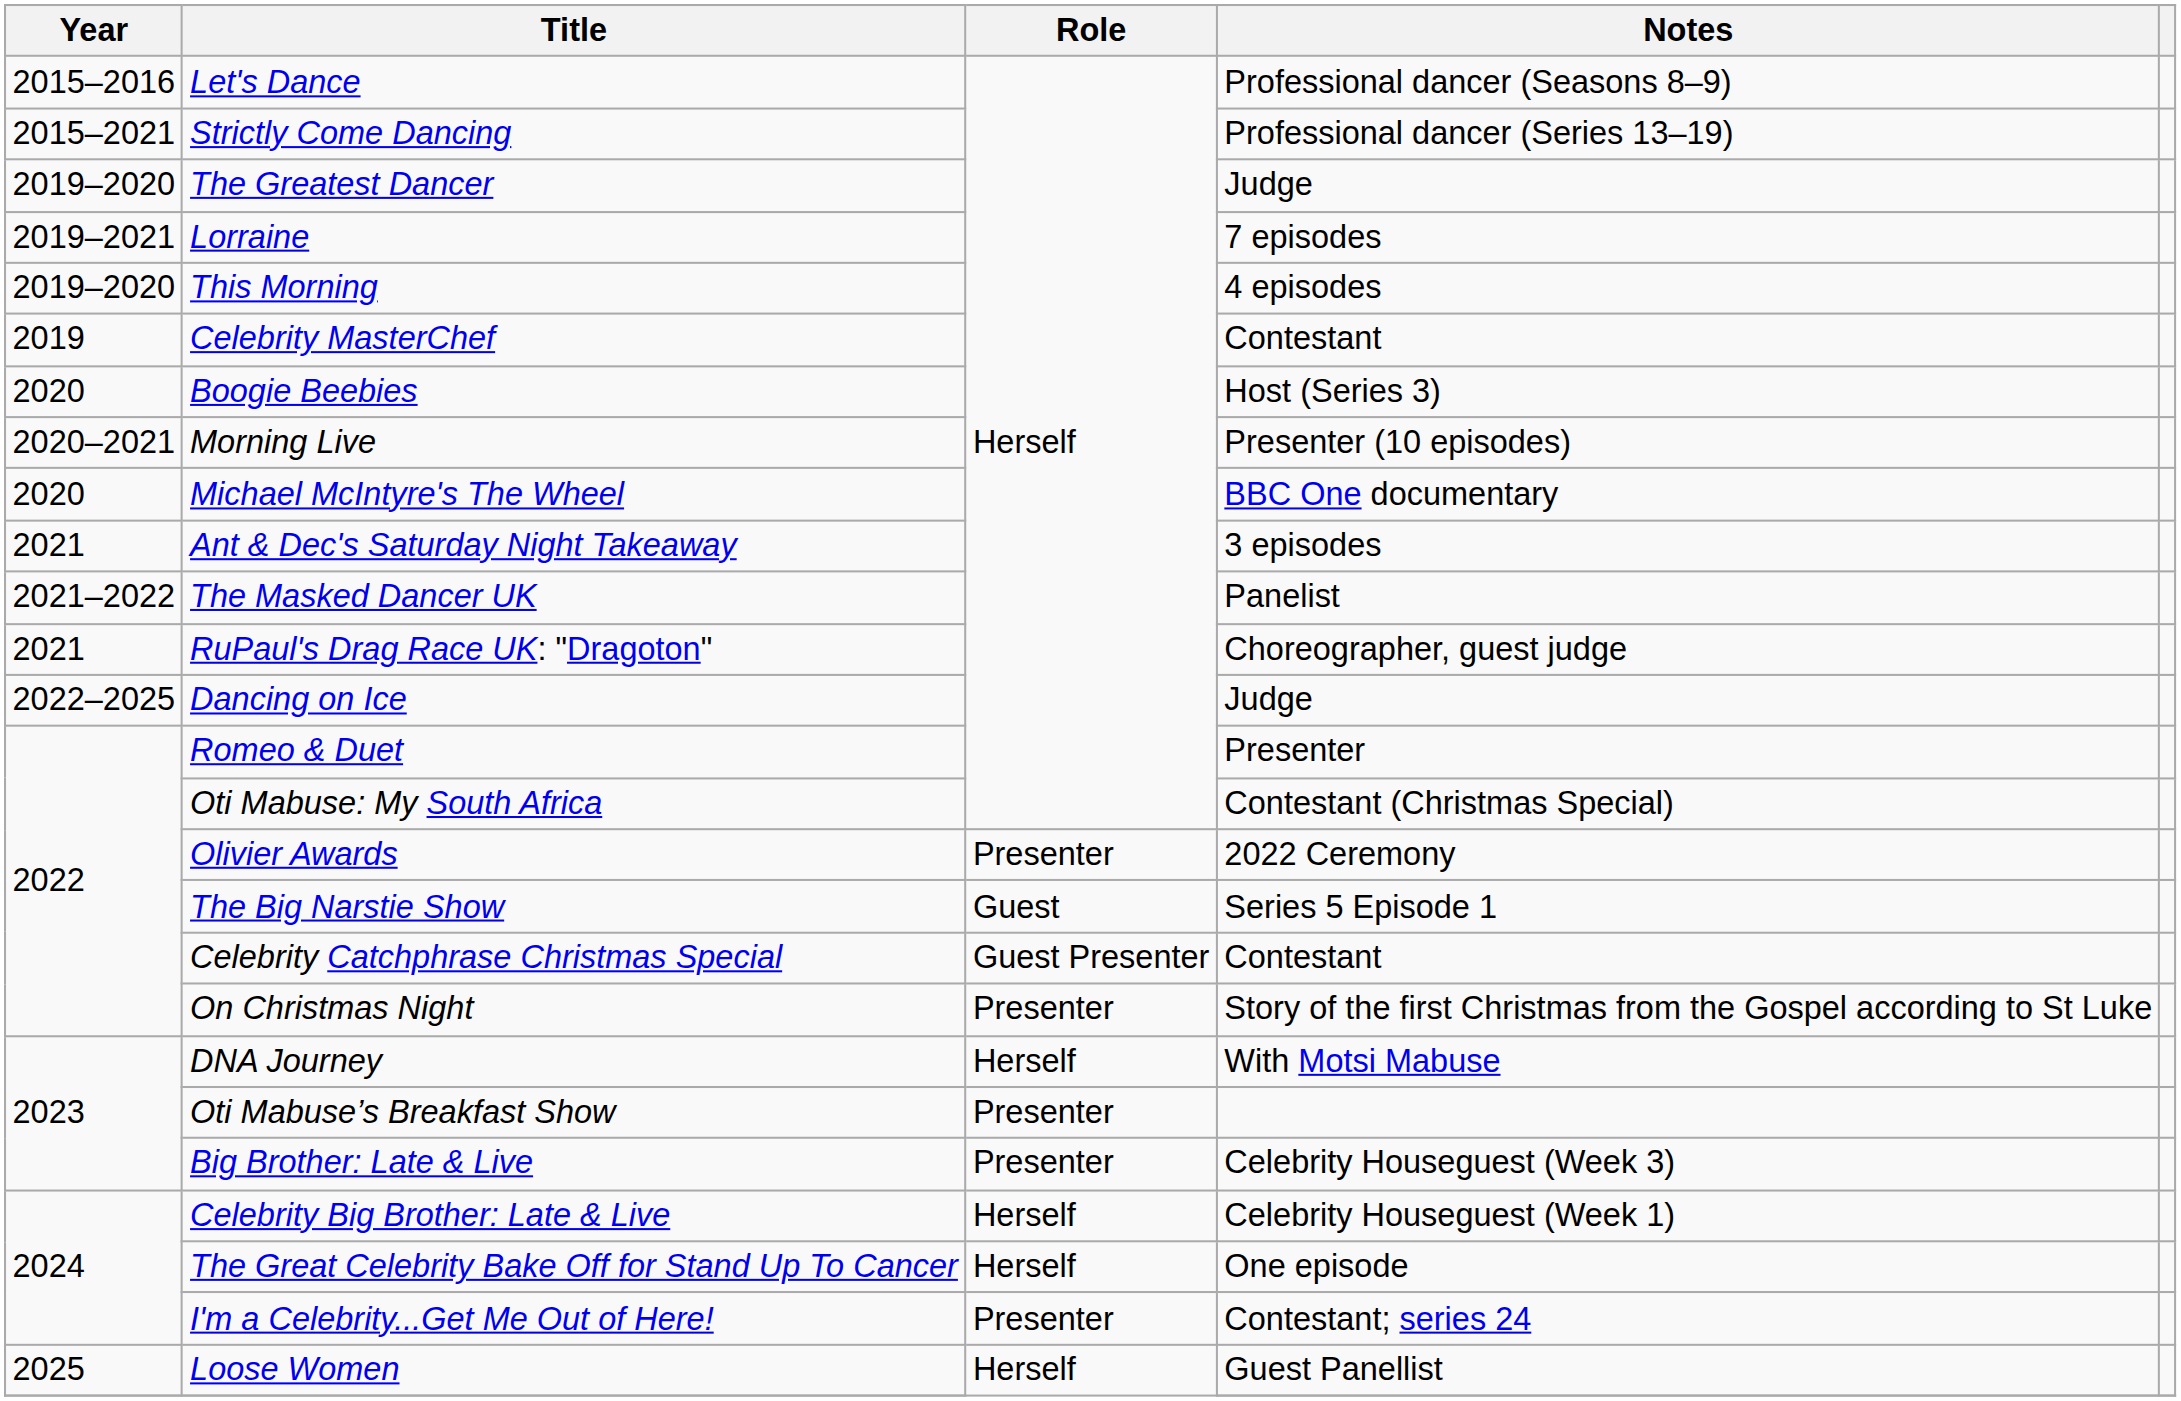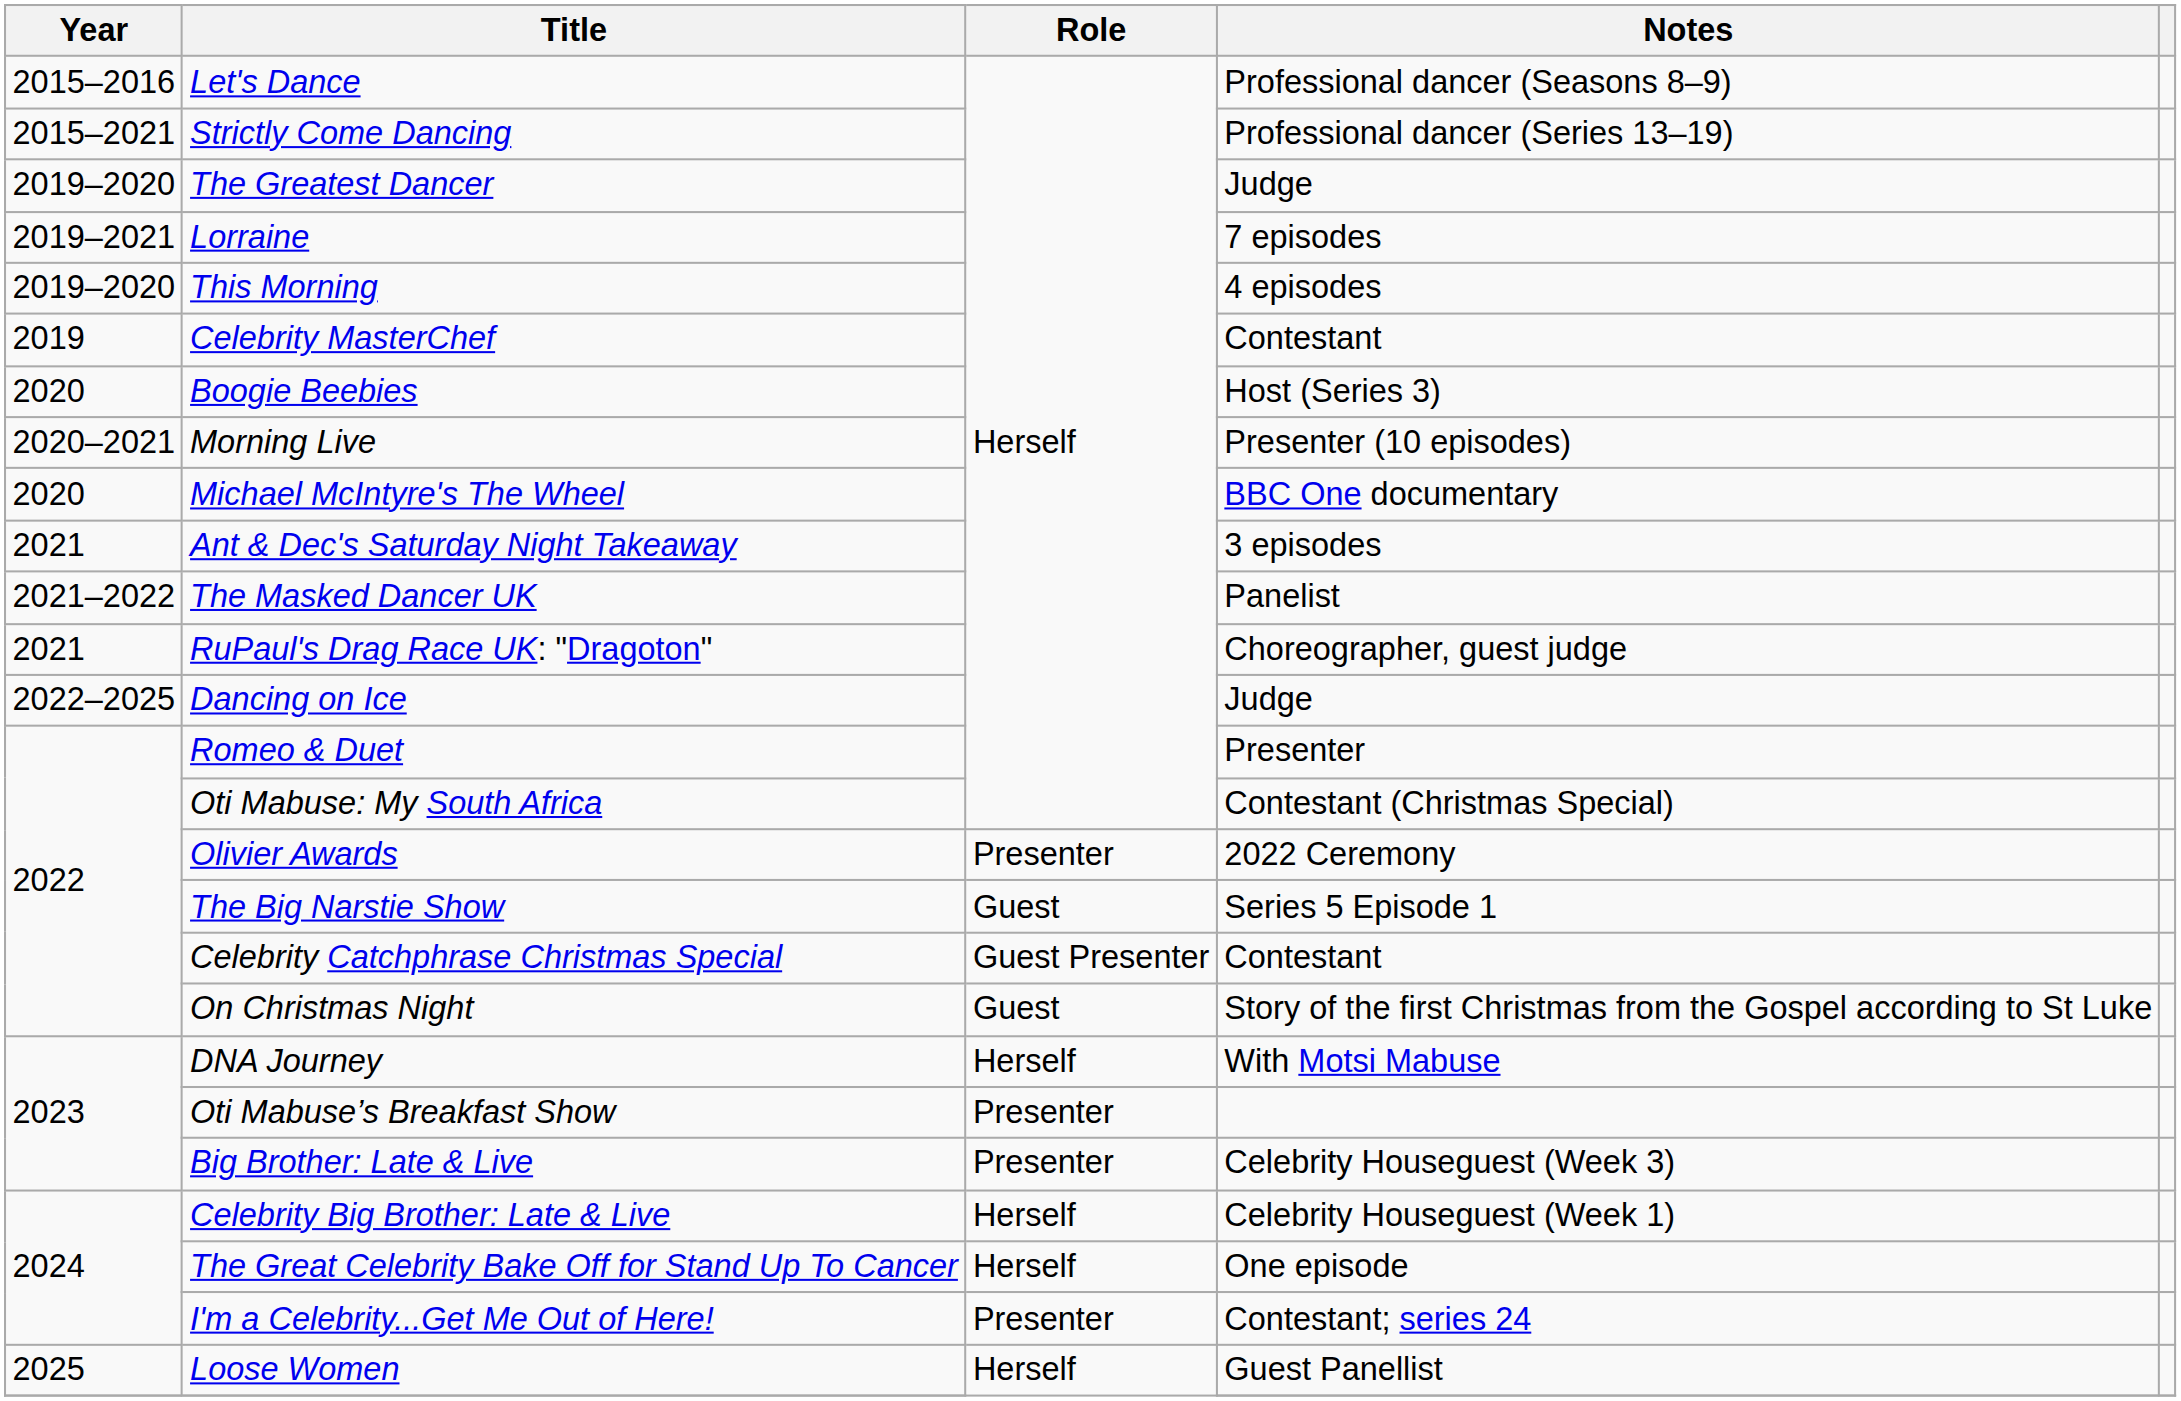(1043, 1008) Presenter -> (1016, 1008) Guest
